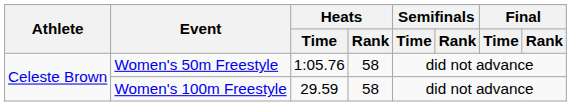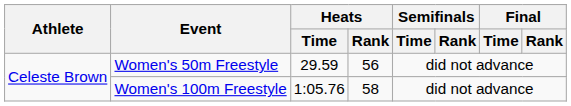(319, 65) 1:05.76 -> (319, 65) 29.59
(371, 65) 58 -> (371, 65) 56
(319, 89) 29.59 -> (319, 89) 1:05.76
